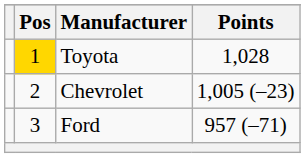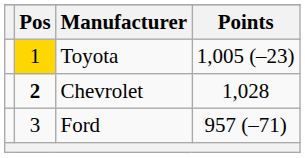(246, 56) 1,028 -> (246, 56) 1,005 (–23)
(35, 91) normal -> (35, 91) bold
(246, 91) 1,005 (–23) -> (246, 91) 1,028
